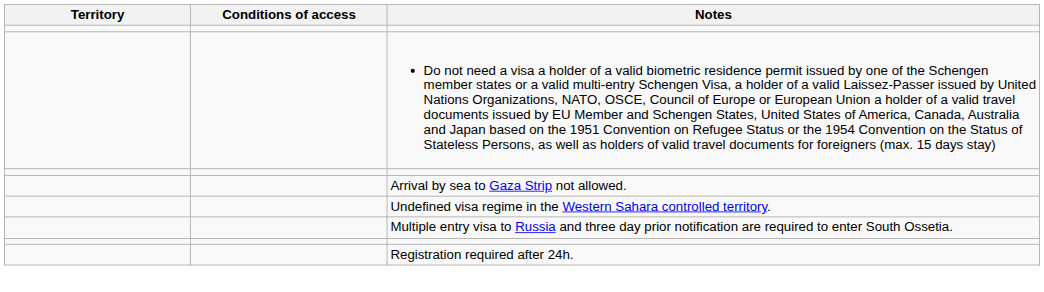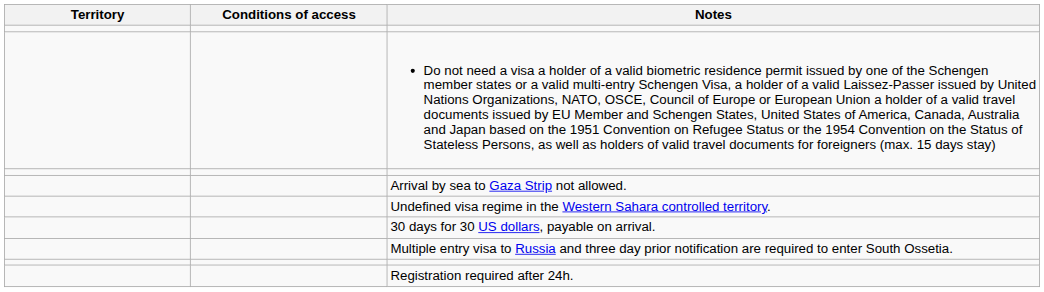+ row: (98, 228)
